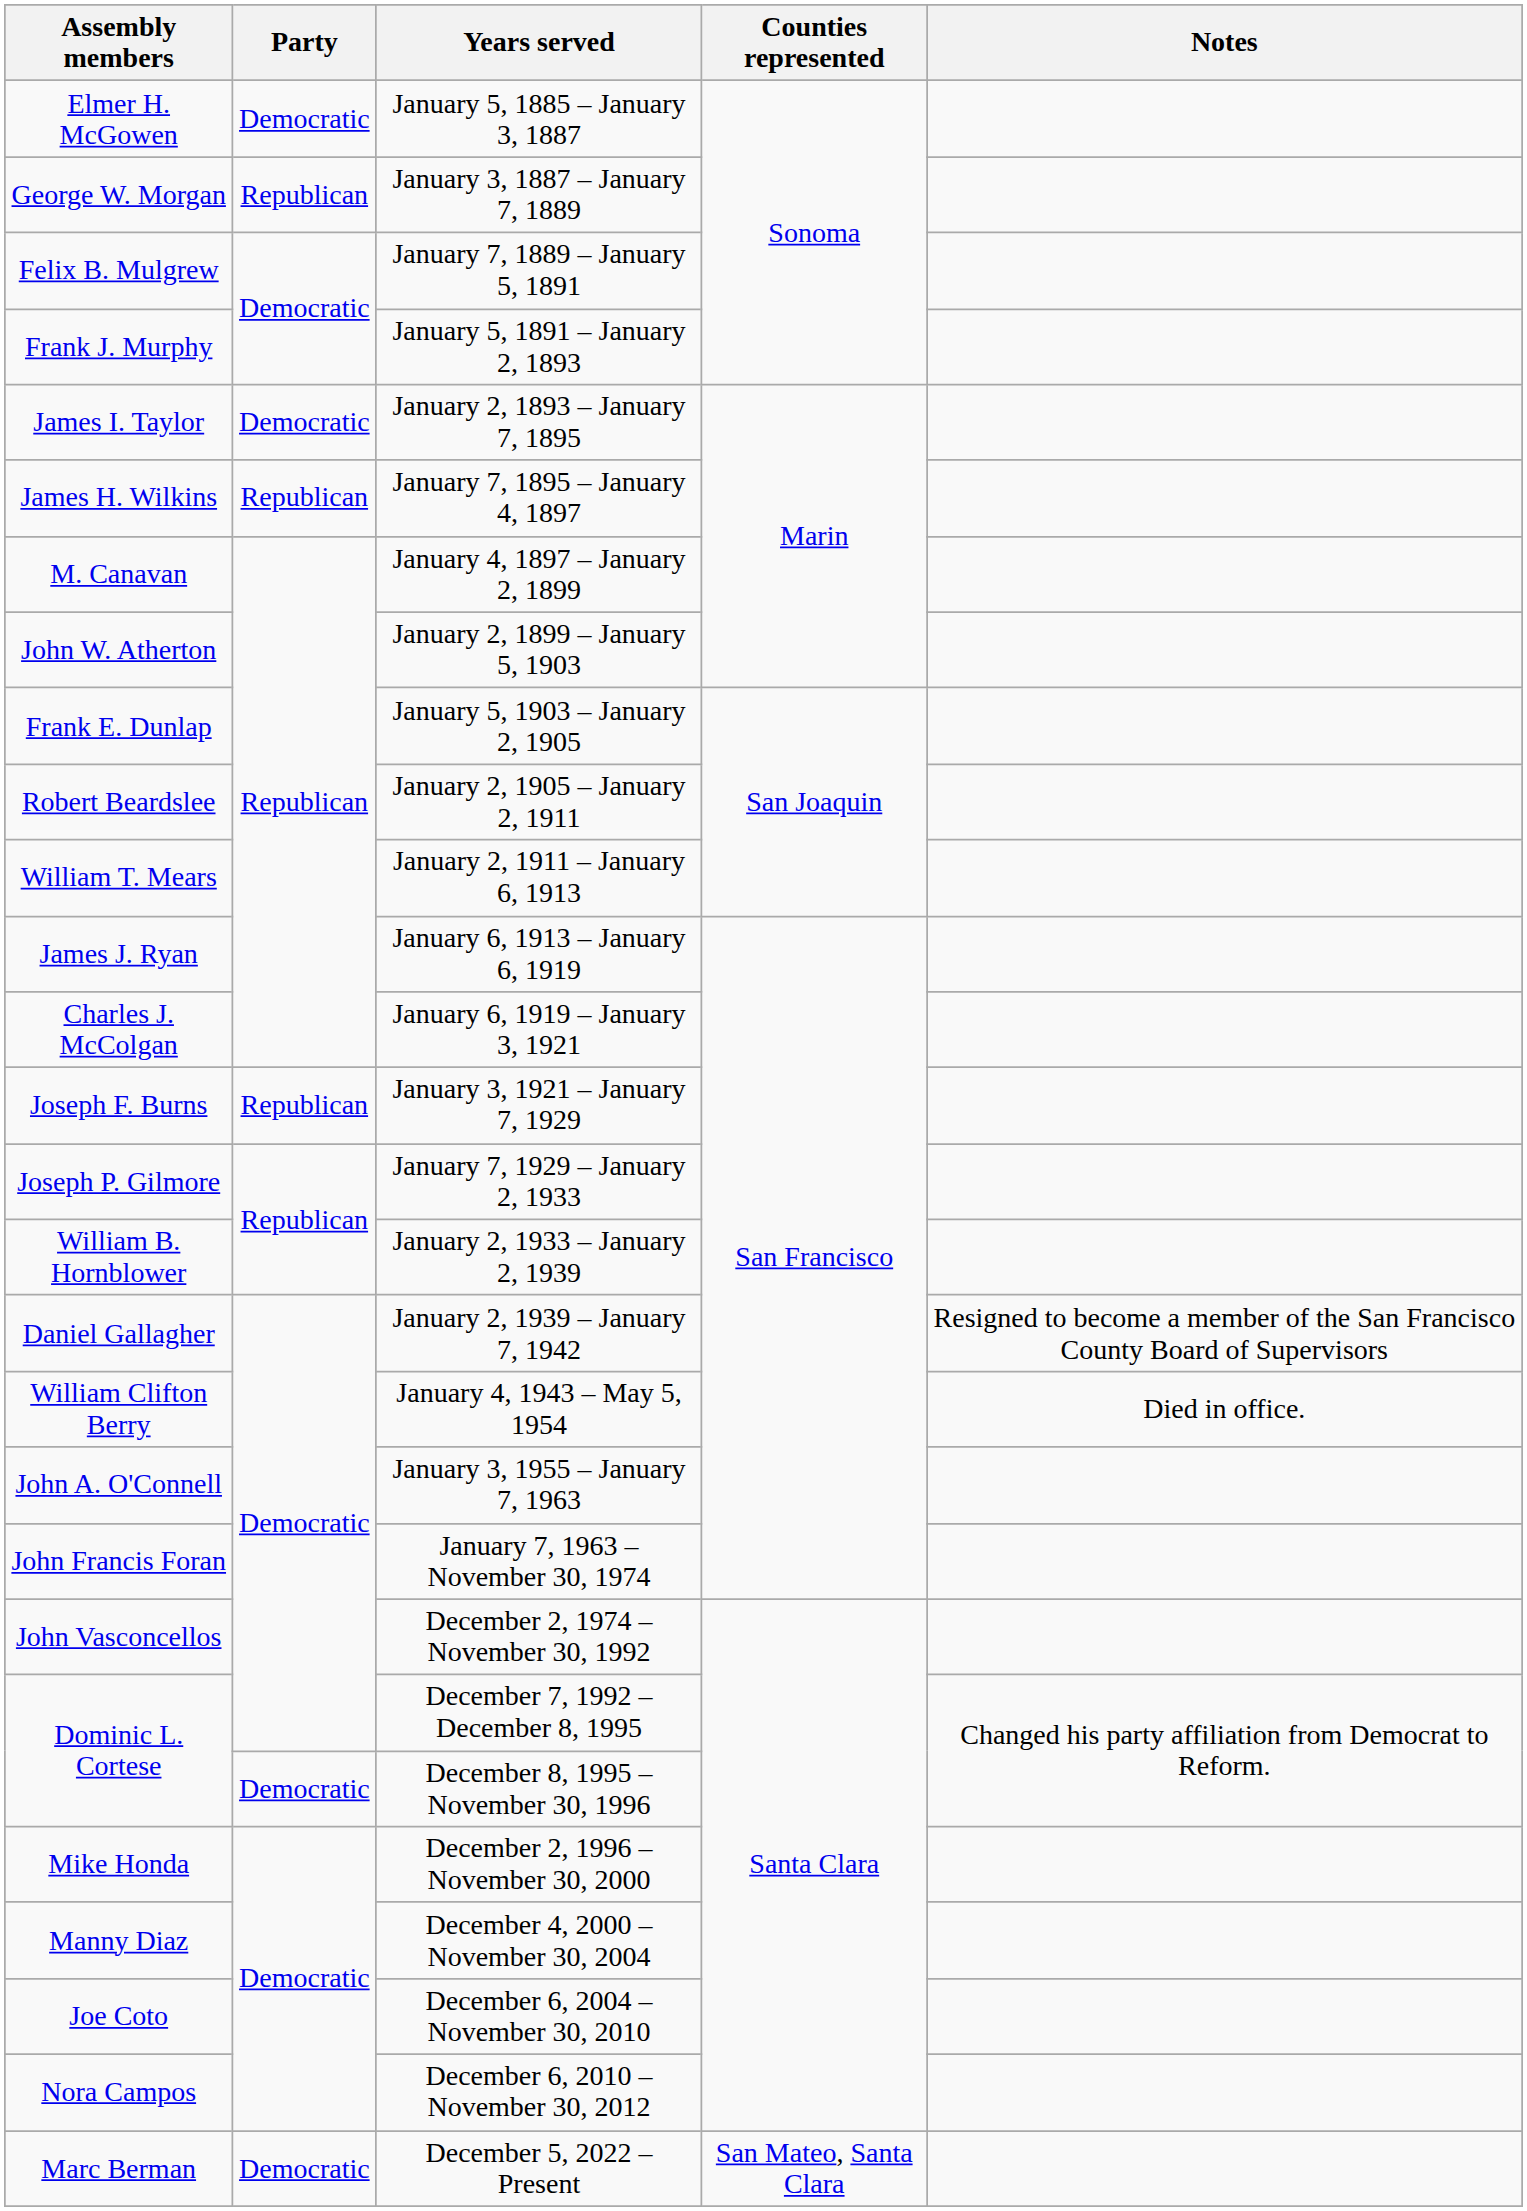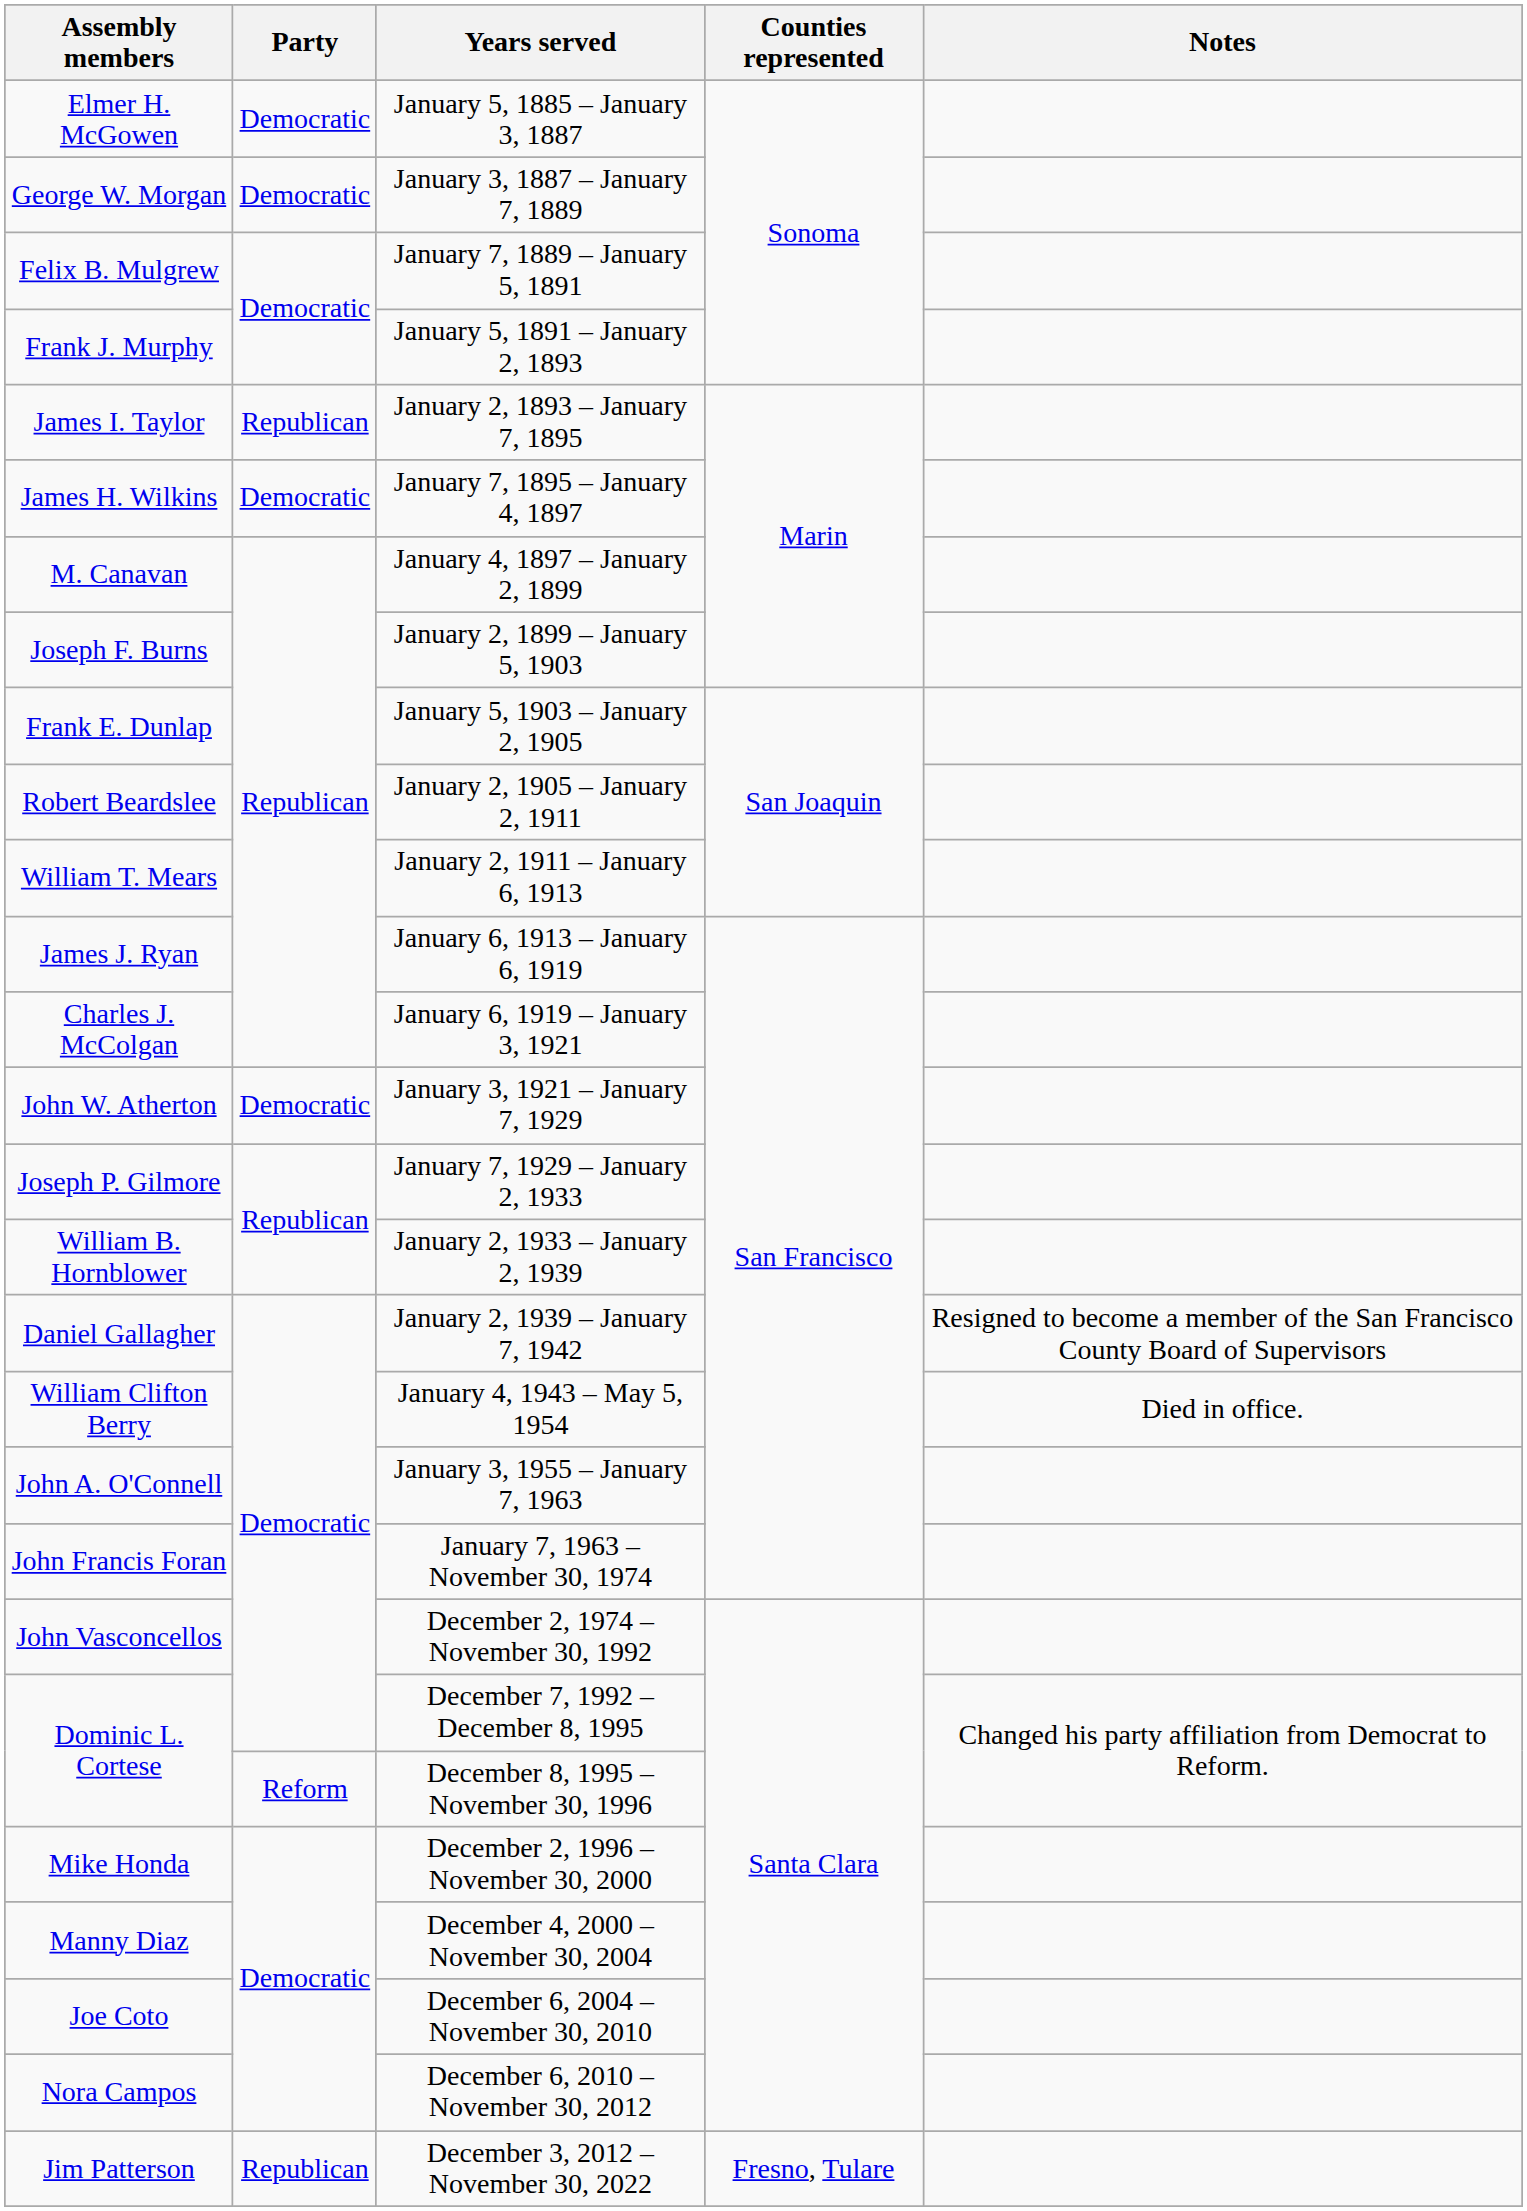(304, 194) Republican -> (305, 194) Democratic
(304, 421) Democratic -> (305, 421) Republican
(304, 497) Republican -> (305, 497) Democratic
(119, 649) John W. Atherton -> (119, 649) Joseph F. Burns
(119, 1105) Joseph F. Burns -> (119, 1105) John W. Atherton
(304, 1105) Republican -> (305, 1105) Democratic
(304, 1788) Democratic -> (305, 1788) Reform
+ row: (540, 2167)
- row: (539, 2167)
